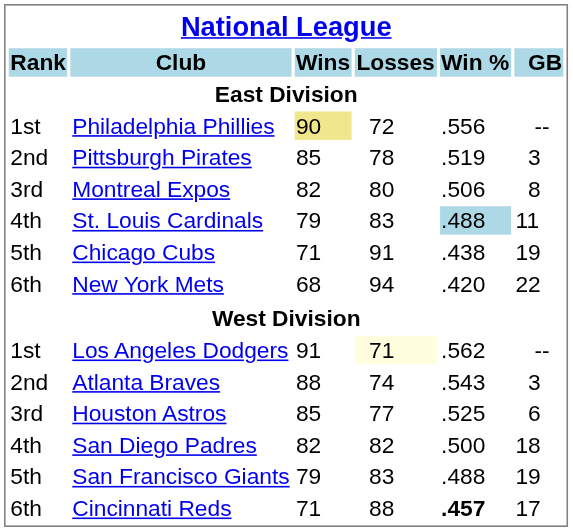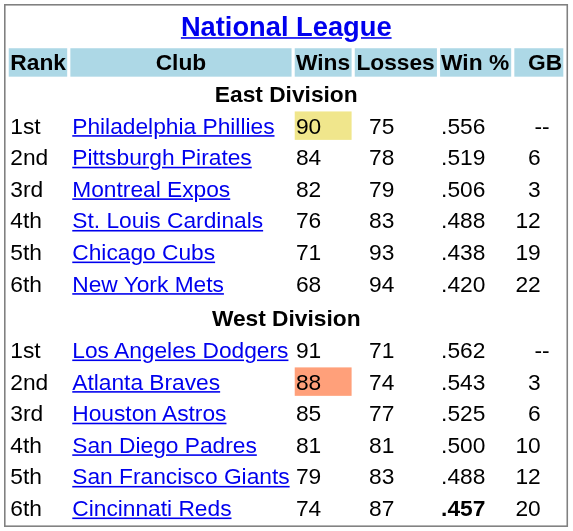(375, 126) 72 -> (375, 126) 75
(309, 157) 85 -> (309, 157) 84
(528, 157) 3 -> (528, 157) 6
(375, 189) 80 -> (375, 189) 79
(528, 189) 8 -> (528, 189) 3
(309, 220) 79 -> (309, 220) 76
(463, 220) lightblue background -> (463, 220) no background
(527, 220) 11 -> (528, 220) 12
(375, 252) 91 -> (375, 252) 93
(375, 350) lightyellow background -> (375, 350) no background
(309, 382) no background -> (309, 382) lightsalmon background
(309, 445) 82 -> (309, 445) 81
(375, 445) 82 -> (375, 445) 81
(528, 445) 18 -> (528, 445) 10
(528, 476) 19 -> (528, 476) 12
(309, 508) 71 -> (309, 508) 74
(375, 508) 88 -> (375, 508) 87
(528, 508) 17 -> (528, 508) 20
